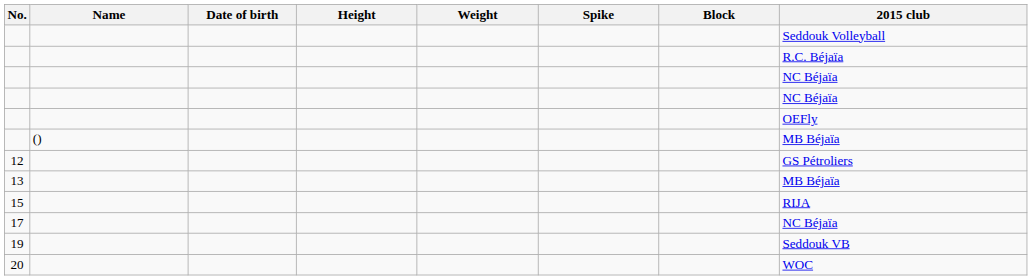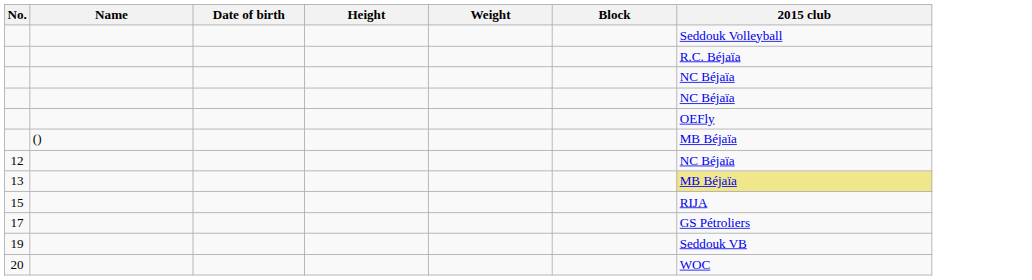- column: (598, 14)
(818, 160) GS Pétroliers -> (707, 160) NC Béjaïa
(811, 181) no background -> (708, 181) khaki background
(810, 222) NC Béjaïa -> (715, 222) GS Pétroliers
